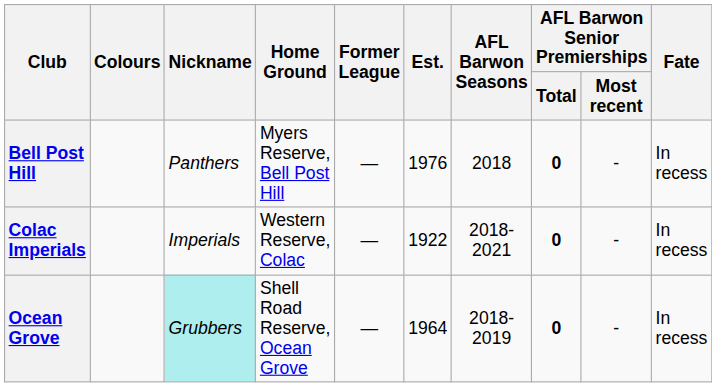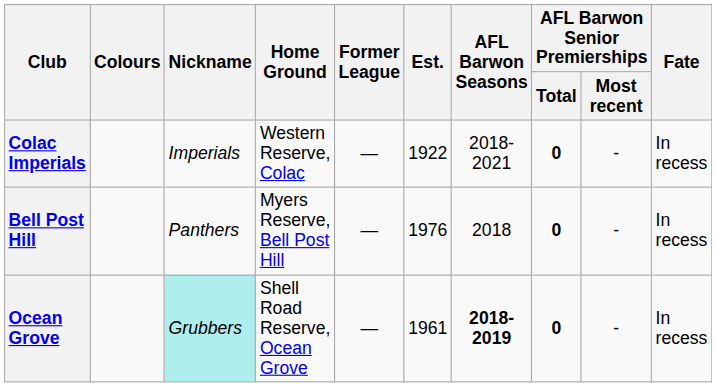rows swapped: (46, 163) <-> (47, 240)
(428, 328) 1964 -> (428, 328) 1961
(492, 328) normal -> (492, 328) bold
